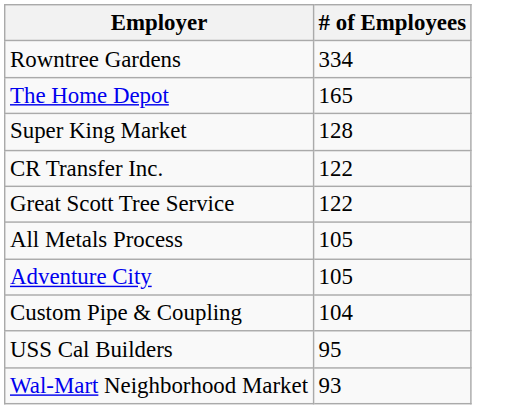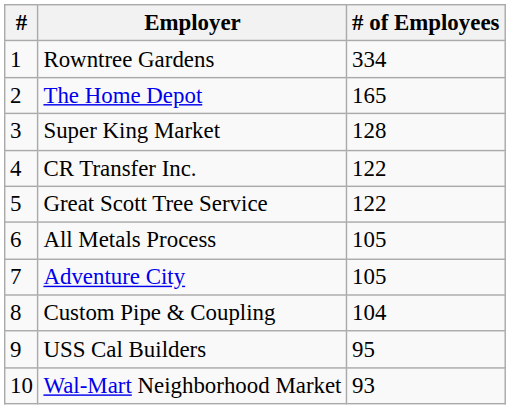+ column: (21, 22)
